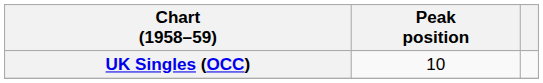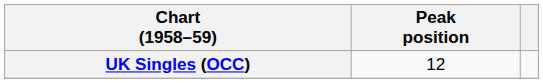(436, 64) 10 -> (436, 64) 12
